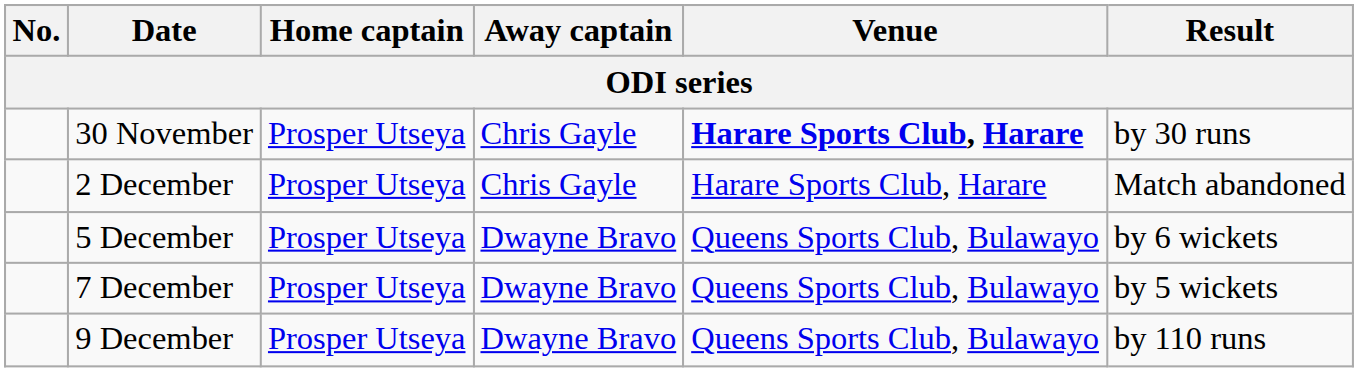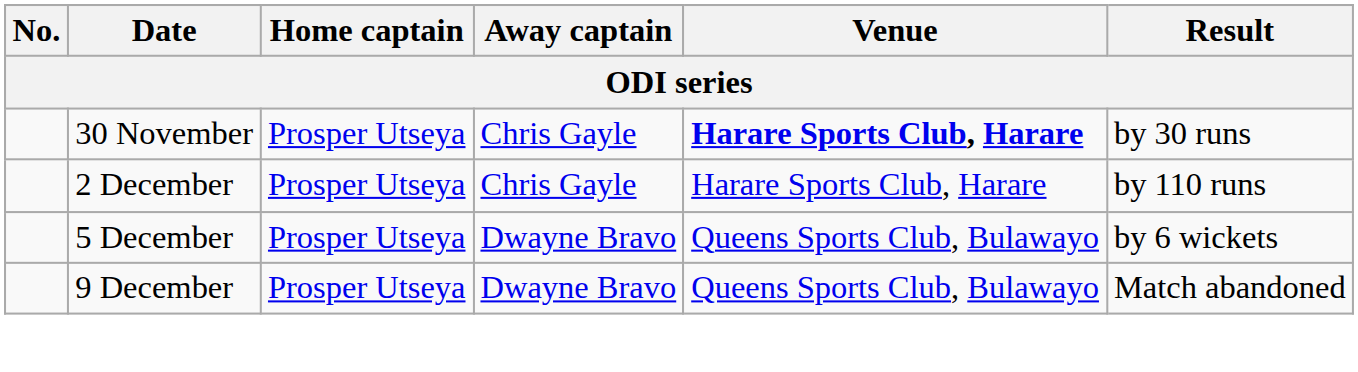(1230, 184) Match abandoned -> (1190, 184) by 110 runs
- row: (154, 287)
(1190, 339) by 110 runs -> (1230, 287) Match abandoned
